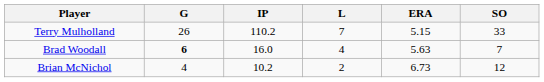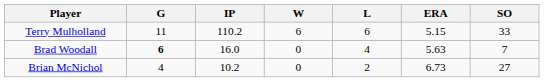+ column: (298, 13)
(184, 31) 26 -> (161, 31) 11
(342, 31) 7 -> (367, 31) 6
(499, 67) 12 -> (504, 67) 27
